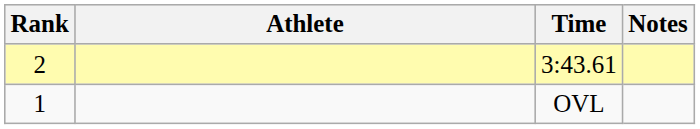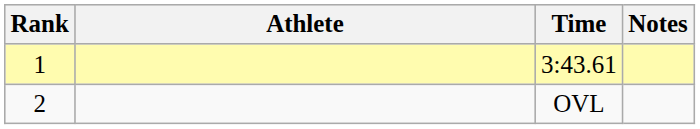(40, 63) 2 -> (40, 63) 1
(40, 103) 1 -> (40, 103) 2
